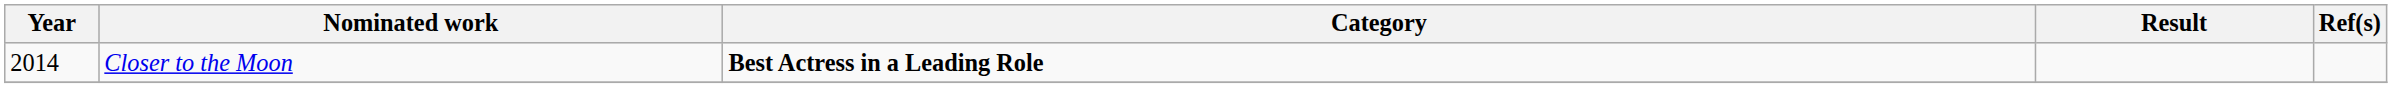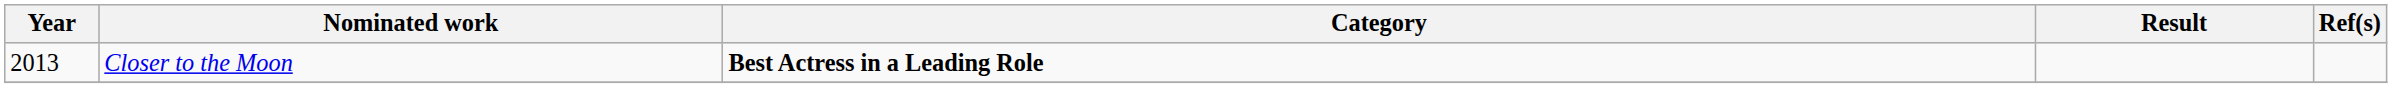(35, 62) 2014 -> (35, 62) 2013
